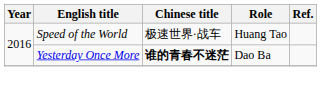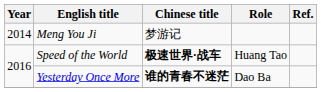+ row: (66, 34)
(183, 33) normal -> (183, 55) bold
